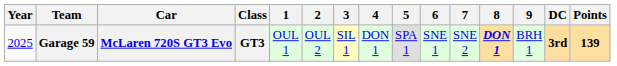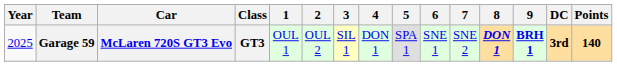(529, 42) normal -> (530, 42) bold
(590, 42) 139 -> (591, 42) 140
